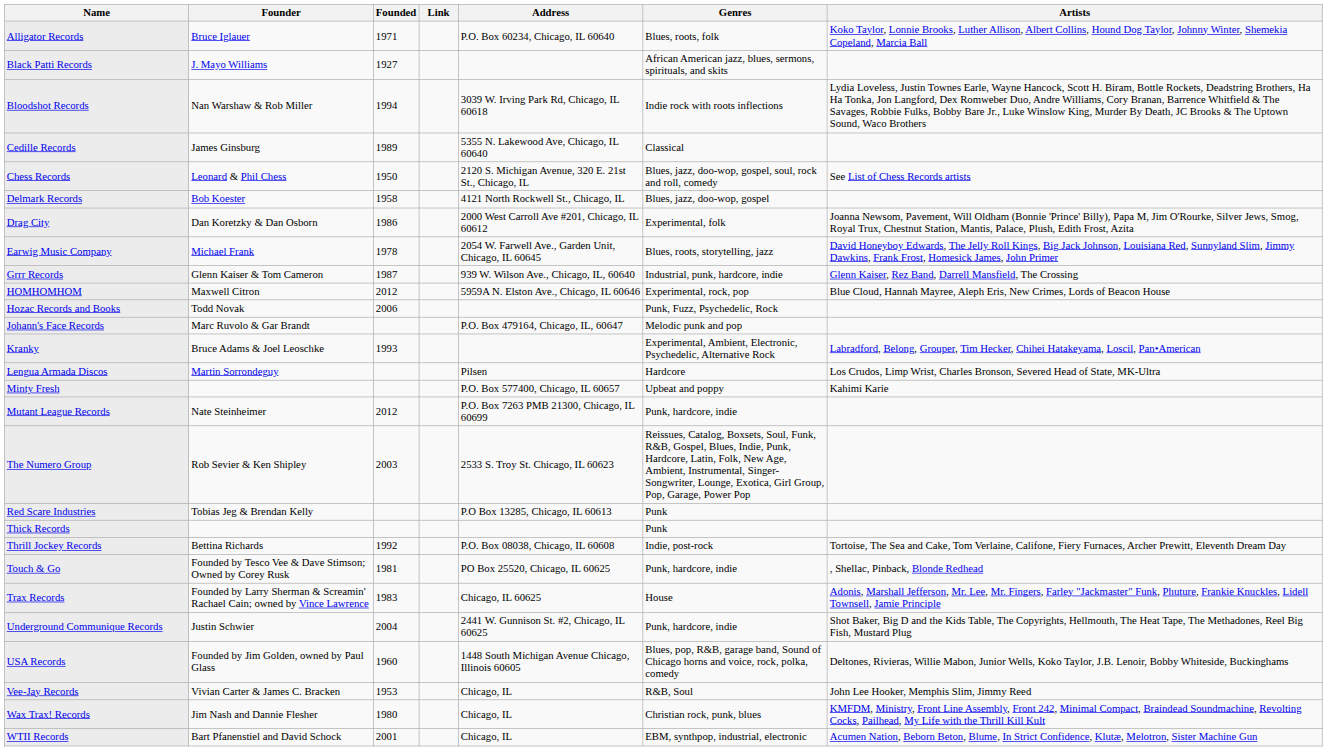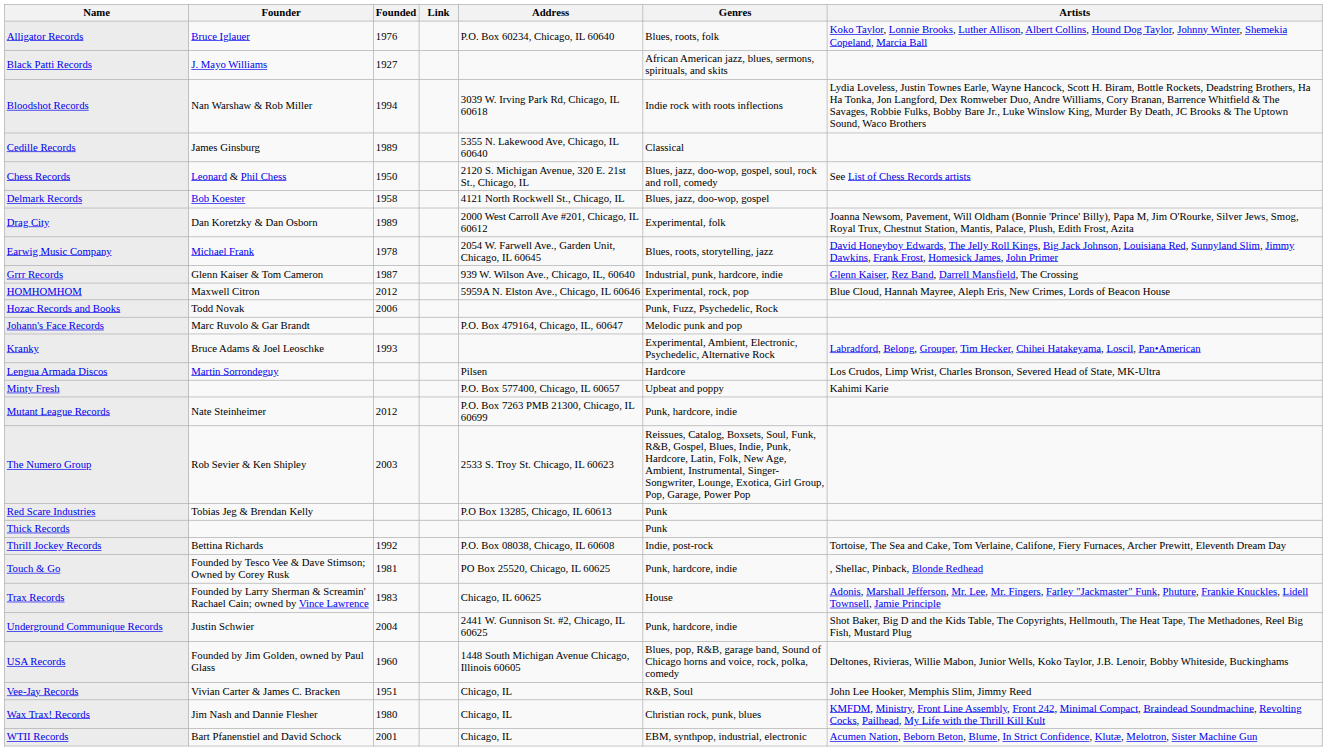(387, 36) 1971 -> (387, 36) 1976
(387, 222) 1986 -> (387, 222) 1989
(387, 691) 1953 -> (387, 691) 1951
